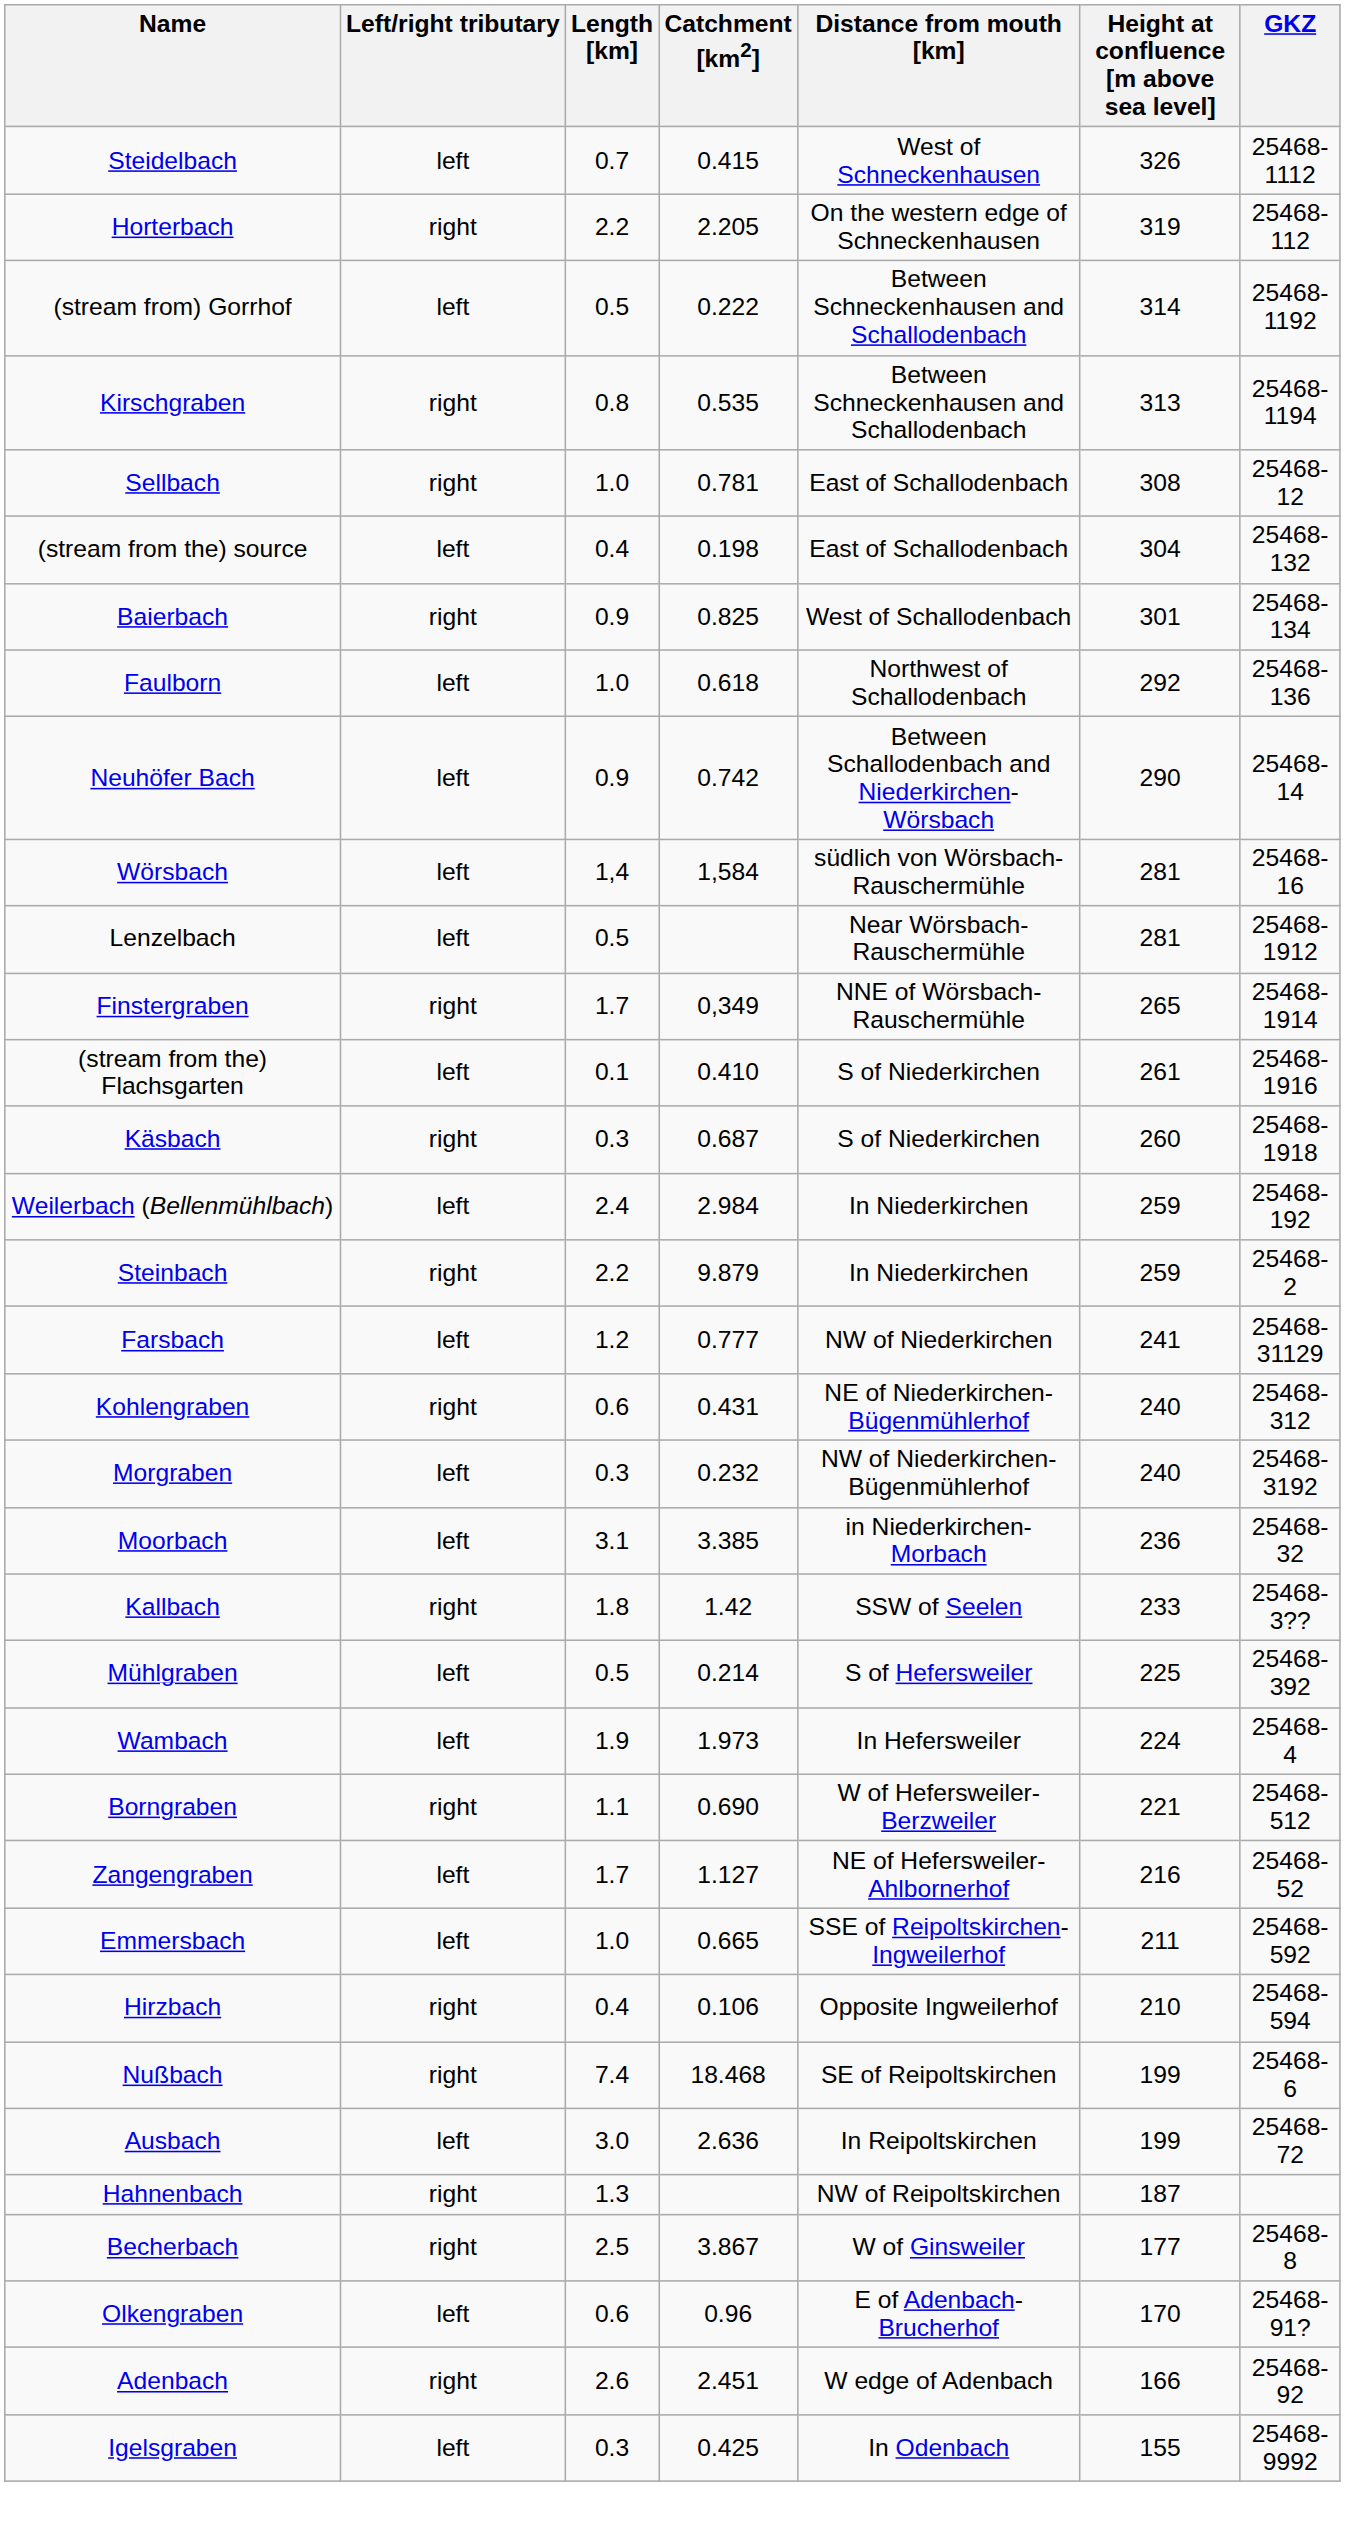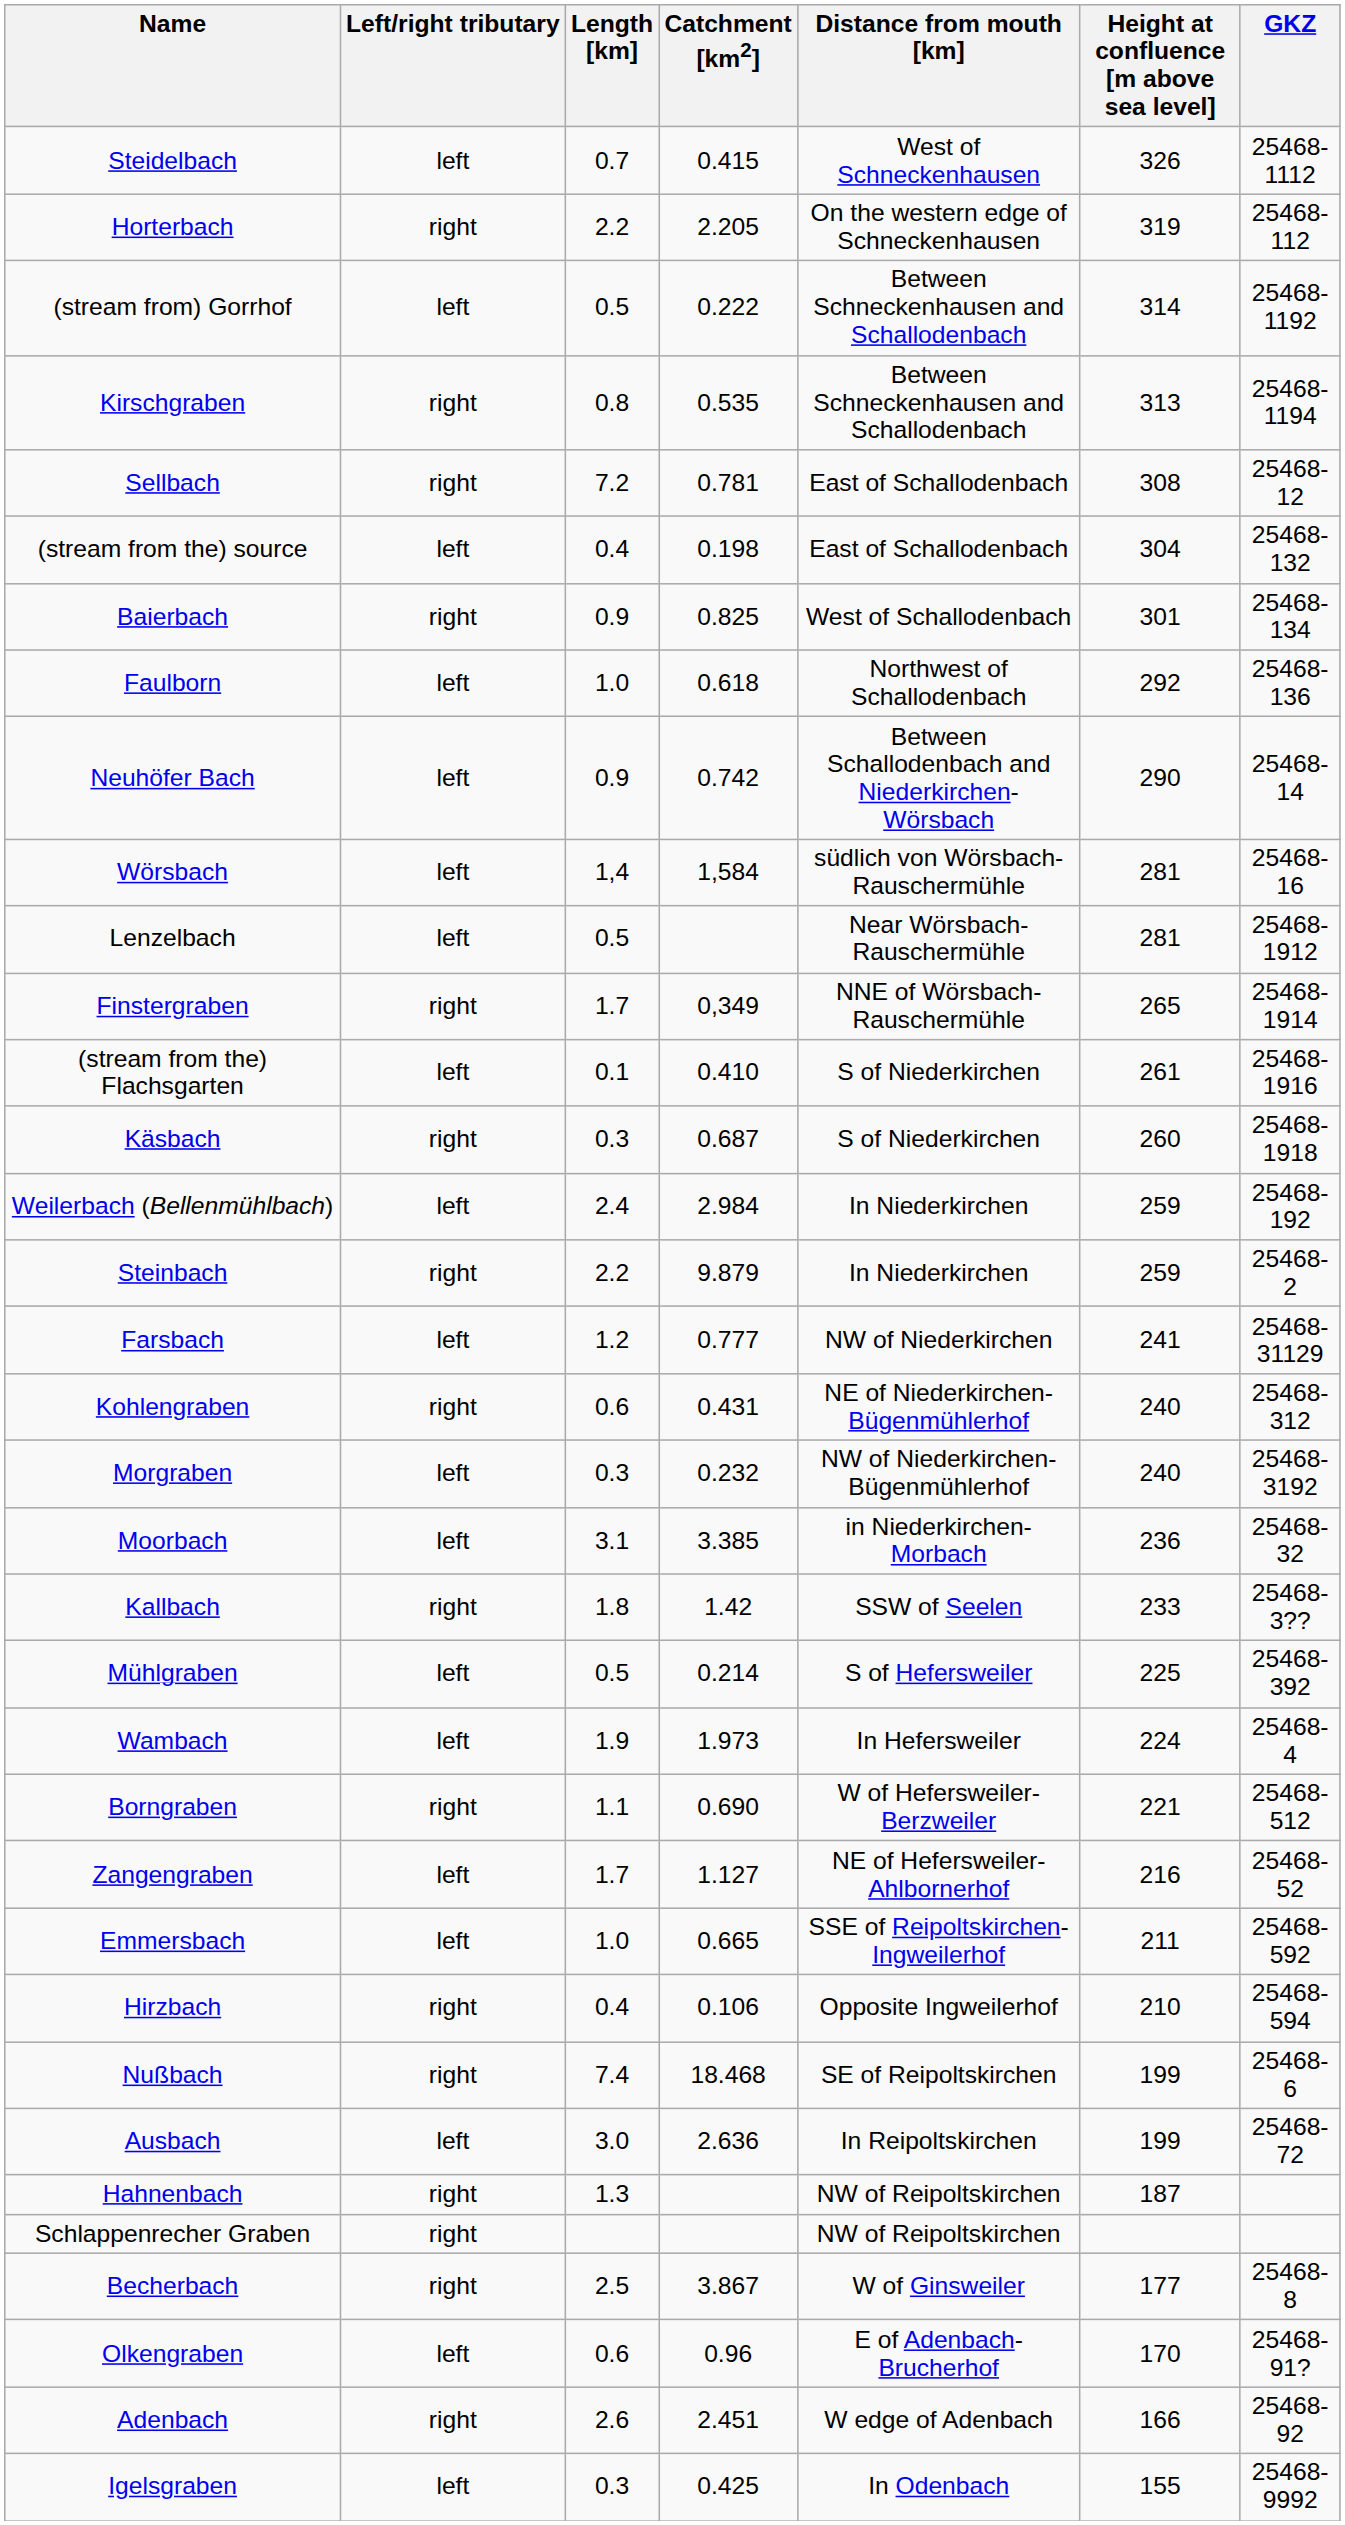(612, 482) 1.0 -> (612, 482) 7.2
+ row: (173, 2233)
